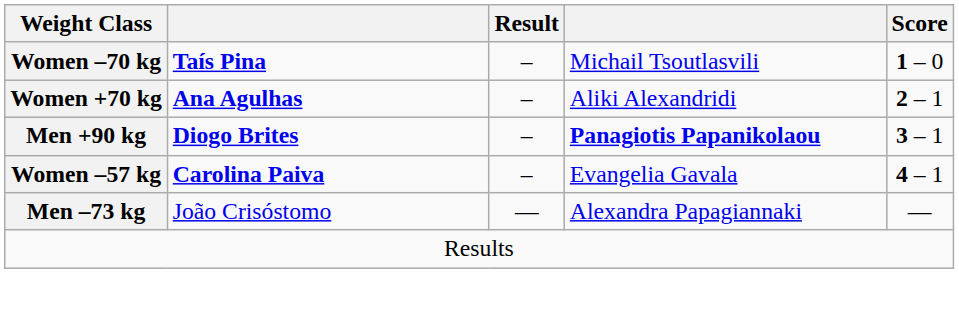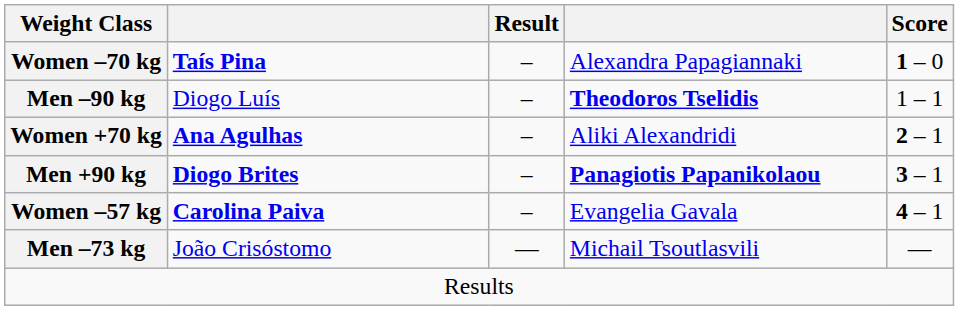(665, 60) Michail Tsoutlasvili -> (686, 60) Alexandra Papagiannaki
+ row: (86, 98)
(686, 211) Alexandra Papagiannaki -> (665, 248) Michail Tsoutlasvili
